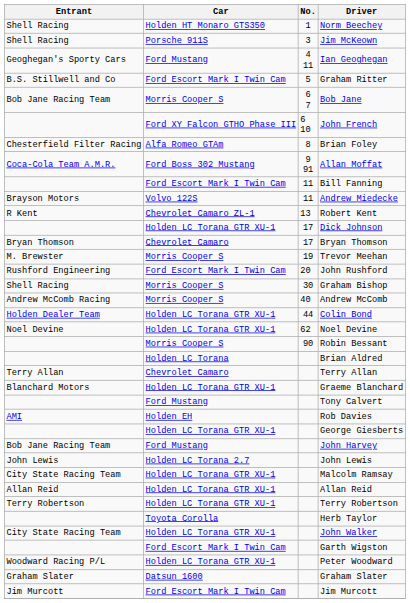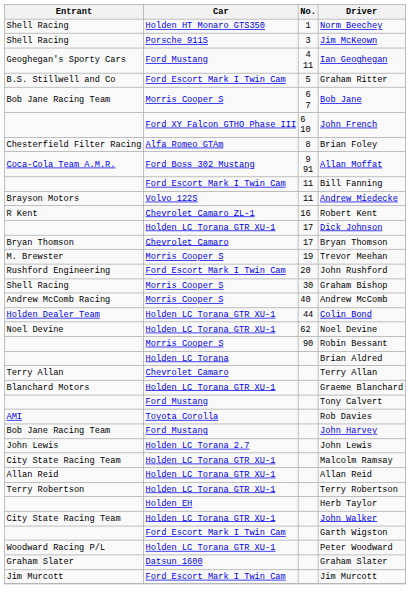(305, 213) 13 -> (305, 213) 16
(169, 416) Holden EH -> (182, 416) Toyota Corolla
- row: (362, 431)
(182, 518) Toyota Corolla -> (169, 504) Holden EH
